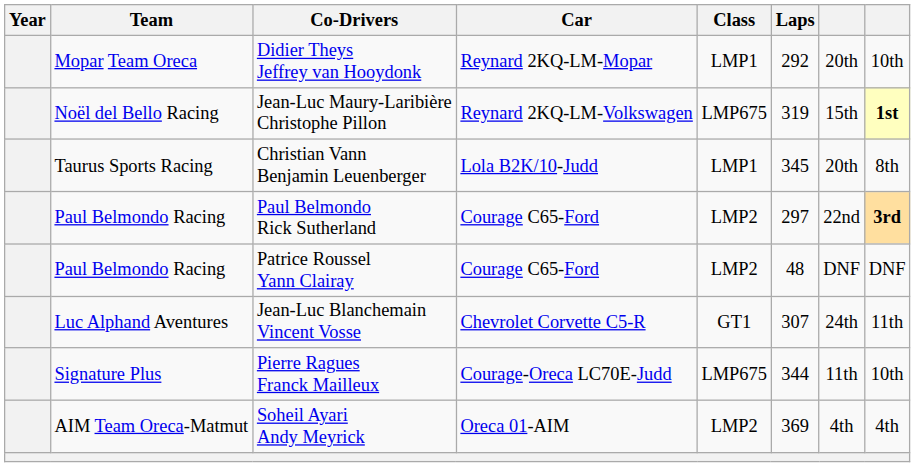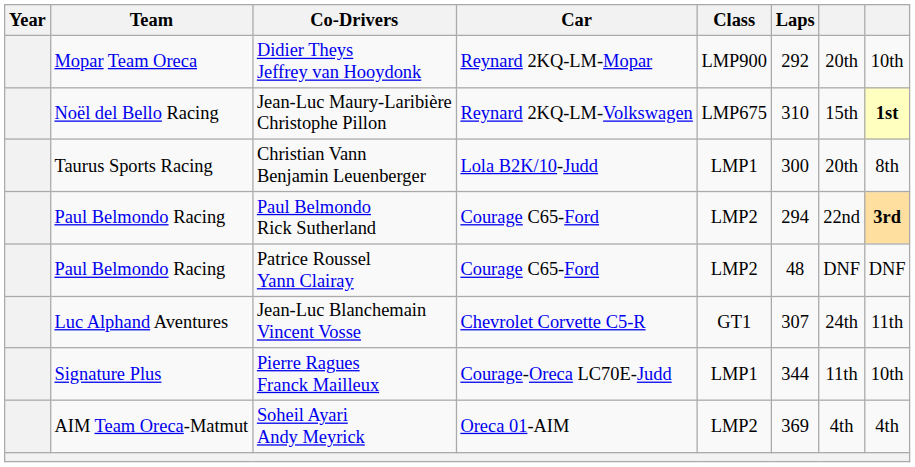(734, 61) LMP1 -> (734, 61) LMP900
(795, 113) 319 -> (795, 113) 310
(795, 165) 345 -> (795, 165) 300
(795, 217) 297 -> (795, 217) 294
(734, 374) LMP675 -> (734, 374) LMP1
